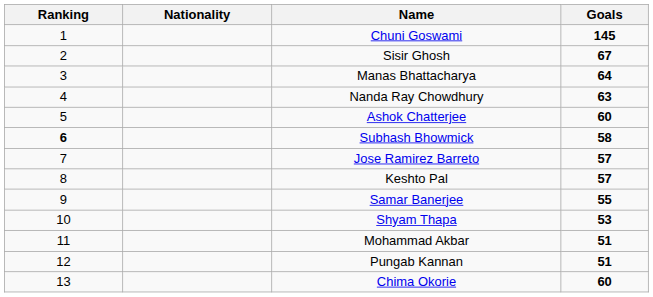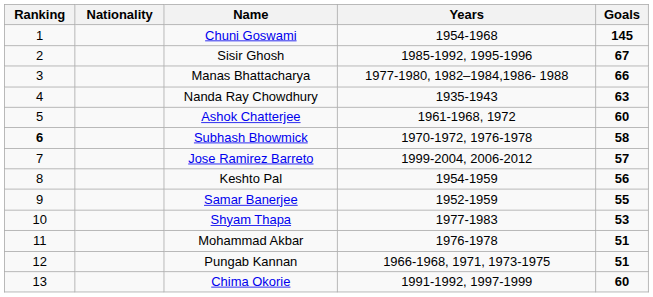+ column: (467, 14)
(605, 76) 64 -> (622, 76) 66
(605, 179) 57 -> (622, 179) 56
